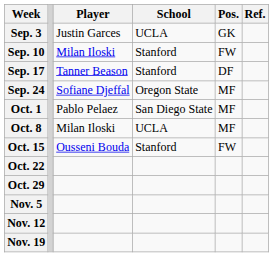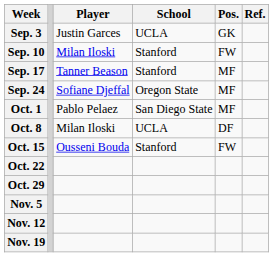(226, 71) DF -> (227, 71) MF
(227, 128) MF -> (226, 128) DF
